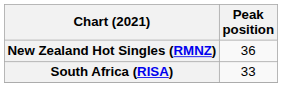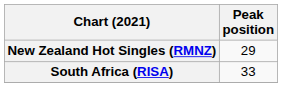(248, 51) 36 -> (248, 51) 29
